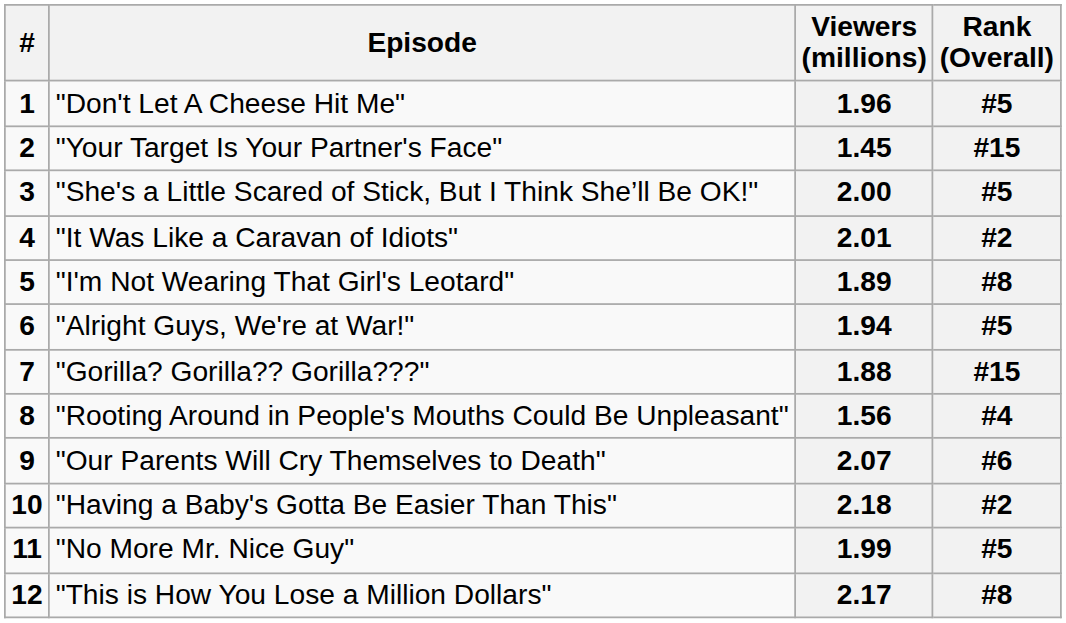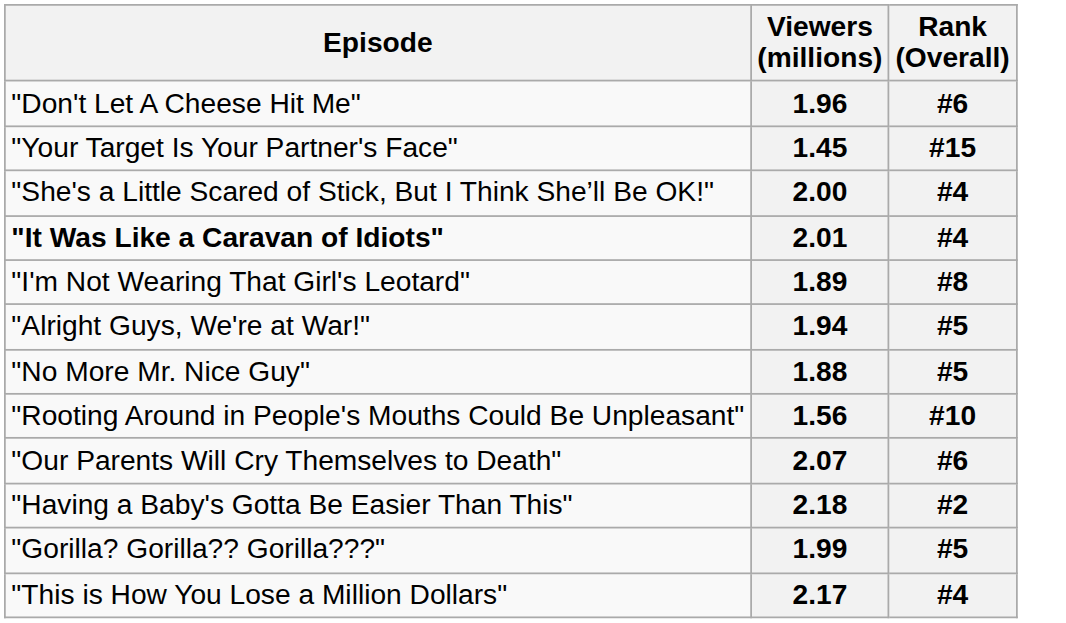- column: (27, 42)
(997, 103) #5 -> (953, 103) #6
(997, 192) #5 -> (953, 192) #4
(257, 237) normal -> (228, 237) bold
(997, 237) #2 -> (953, 237) #4
(243, 371) "Gorilla? Gorilla?? Gorilla???" -> (161, 371) "No More Mr. Nice Guy"
(997, 371) #15 -> (953, 371) #5
(997, 415) #4 -> (953, 415) #10
(205, 549) "No More Mr. Nice Guy" -> (198, 549) "Gorilla? Gorilla?? Gorilla???"
(997, 594) #8 -> (953, 594) #4
